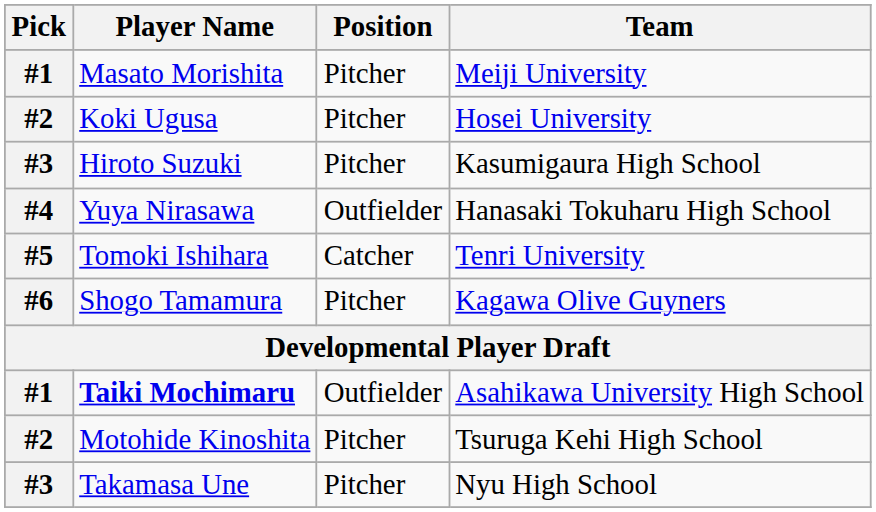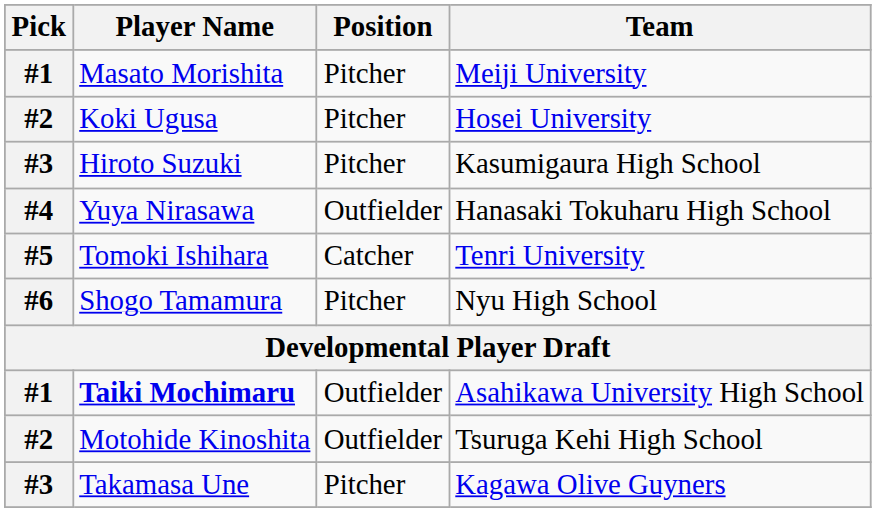(590, 301) Kagawa Olive Guyners -> (556, 301) Nyu High School
(364, 438) Pitcher -> (383, 438) Outfielder
(556, 484) Nyu High School -> (590, 484) Kagawa Olive Guyners
